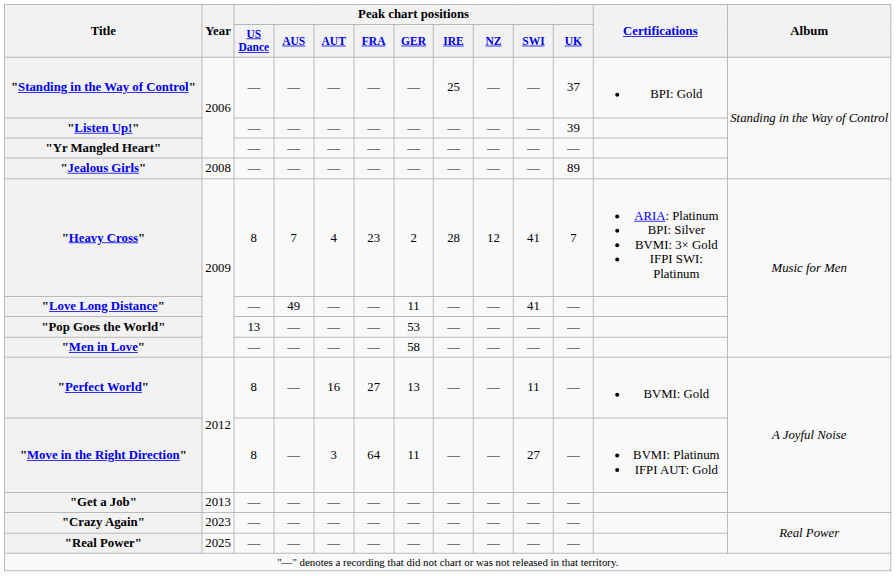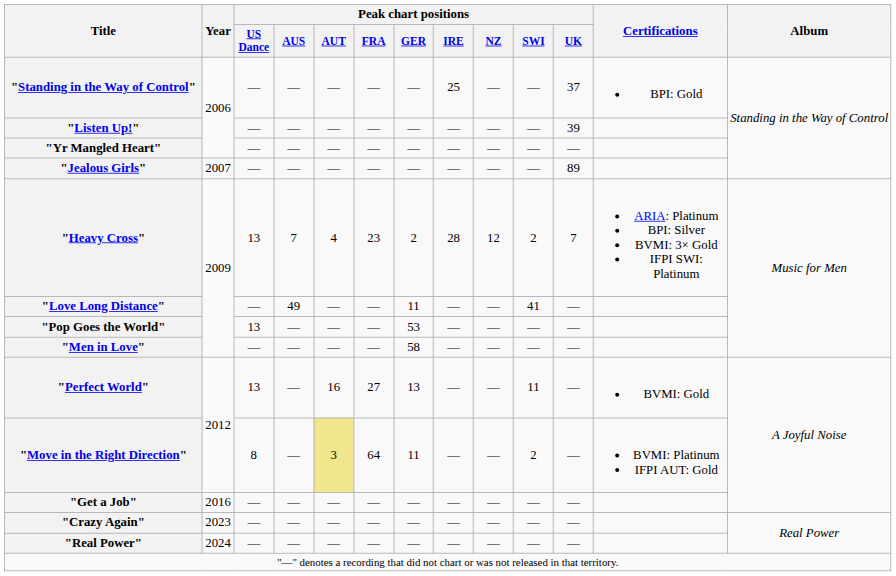(218, 168) 2008 -> (218, 168) 2007
(254, 237) 8 -> (254, 237) 13
(533, 237) 41 -> (533, 237) 2
(254, 387) 8 -> (254, 387) 13
(334, 455) no background -> (334, 455) khaki background
(533, 455) 27 -> (533, 455) 2
(218, 502) 2013 -> (218, 502) 2016
(218, 543) 2025 -> (218, 543) 2024
